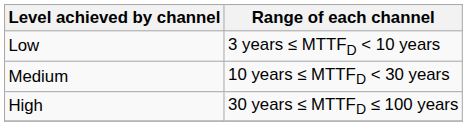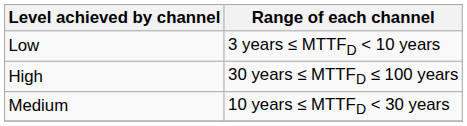rows swapped: (38, 76) <-> (26, 106)
